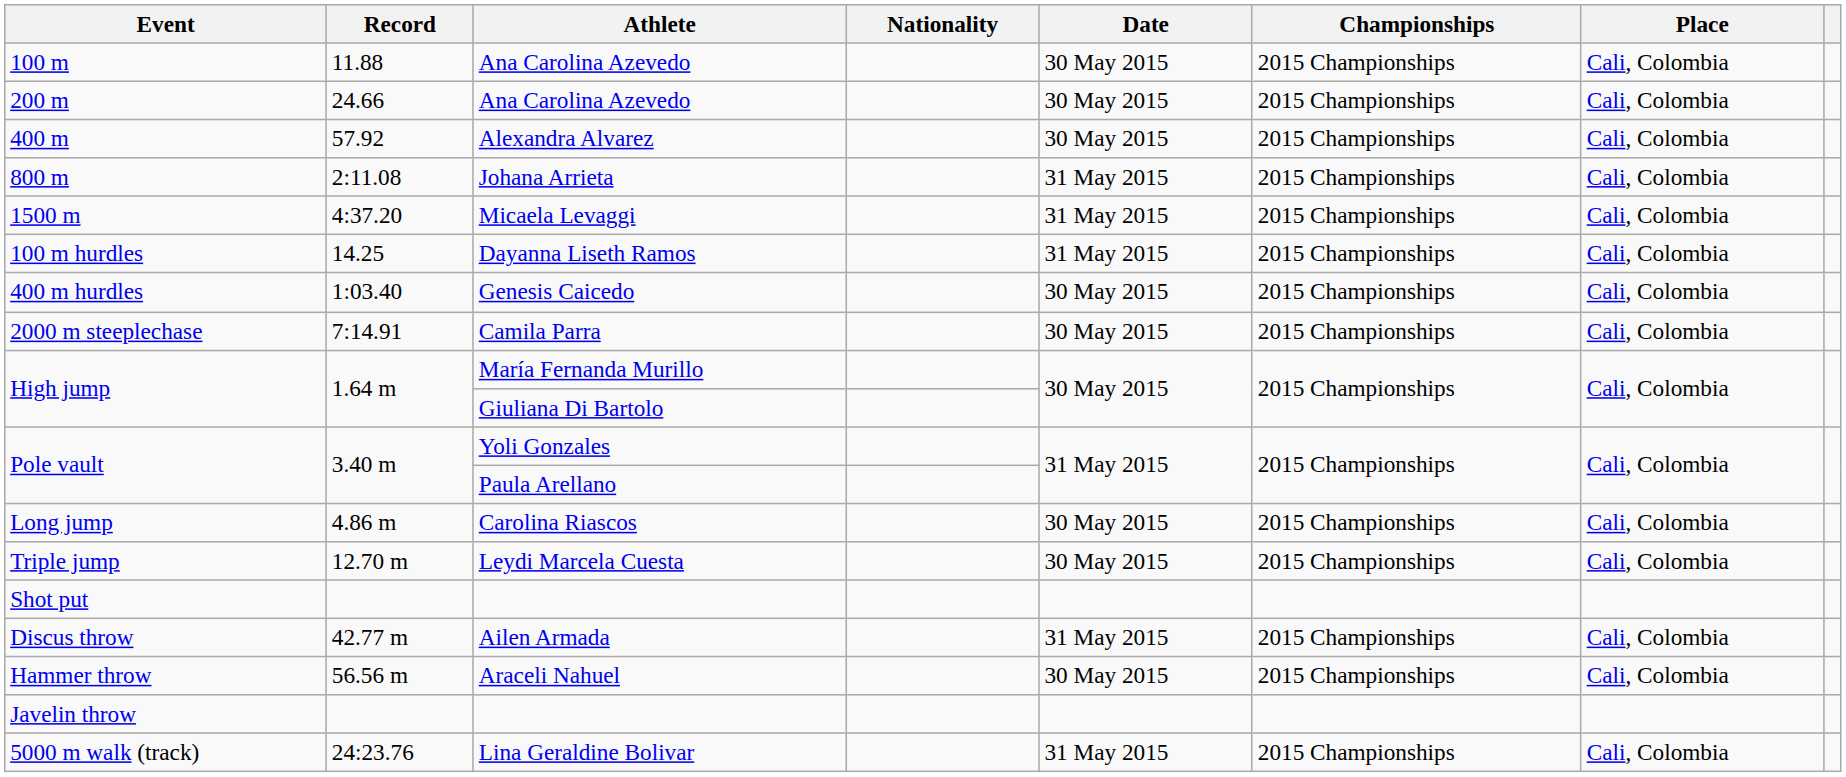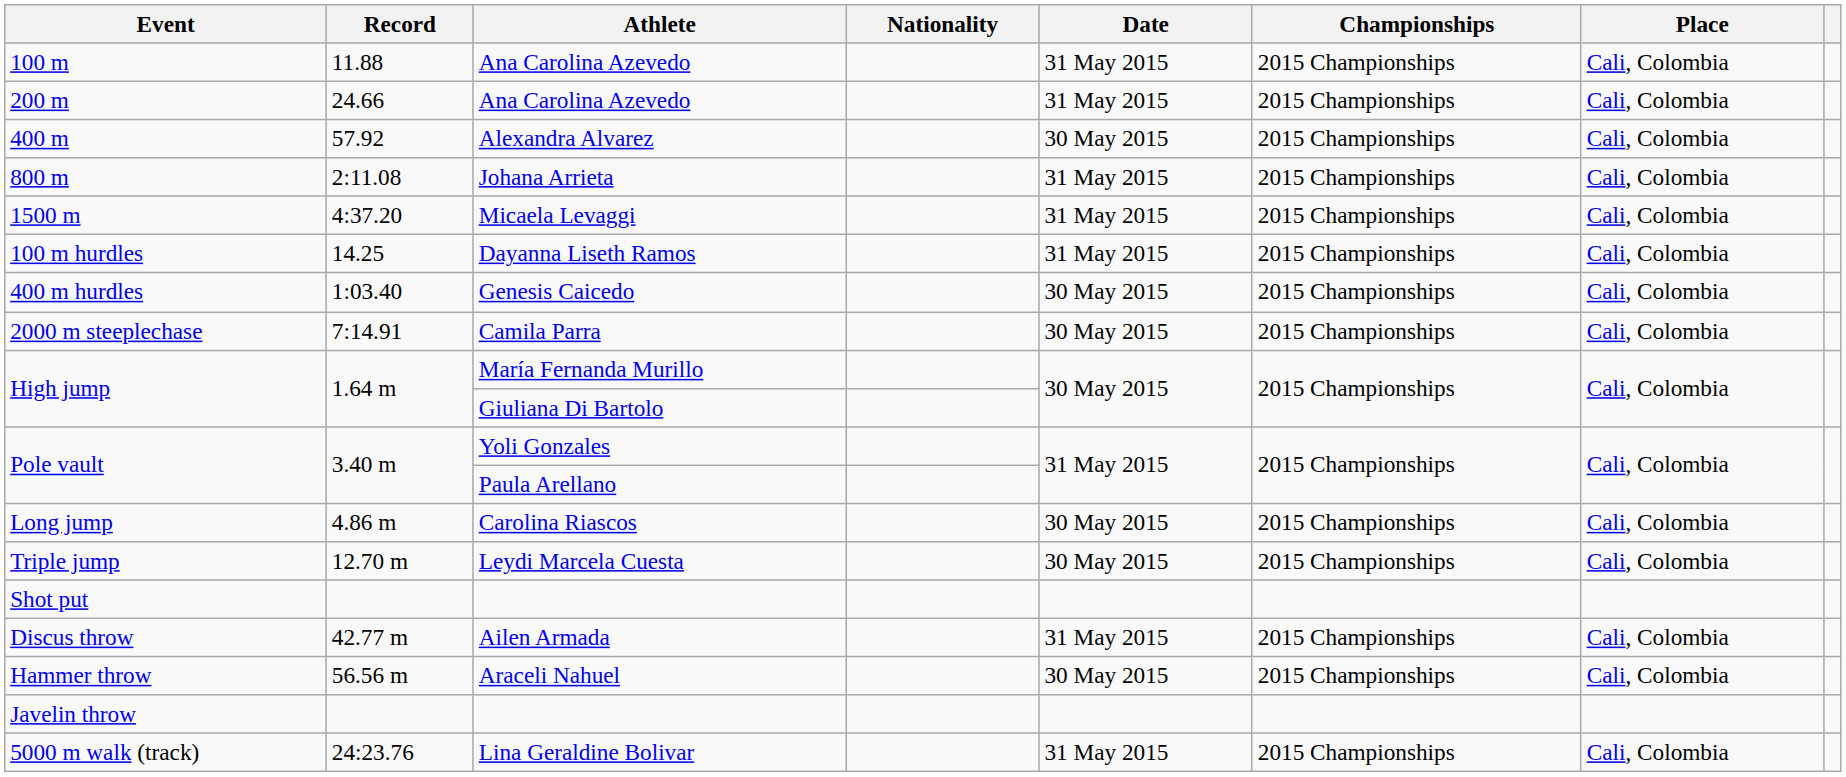(1106, 62) 30 May 2015 -> (1106, 62) 31 May 2015
(1106, 100) 30 May 2015 -> (1106, 100) 31 May 2015
